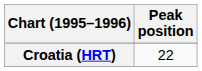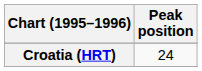(166, 54) 22 -> (166, 54) 24
